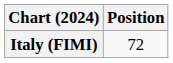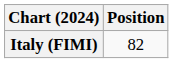(136, 44) 72 -> (136, 44) 82
